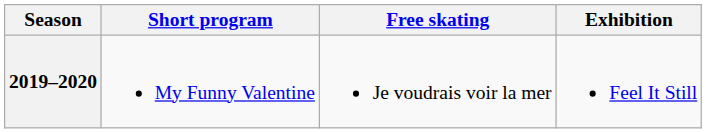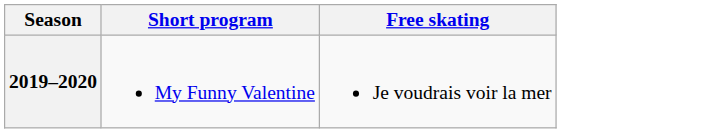- column: (629, 19)
